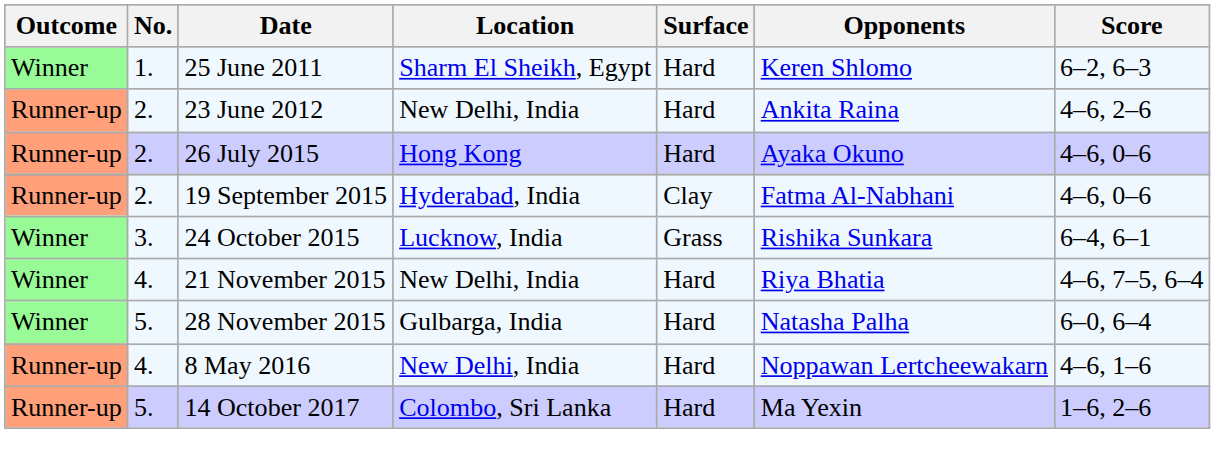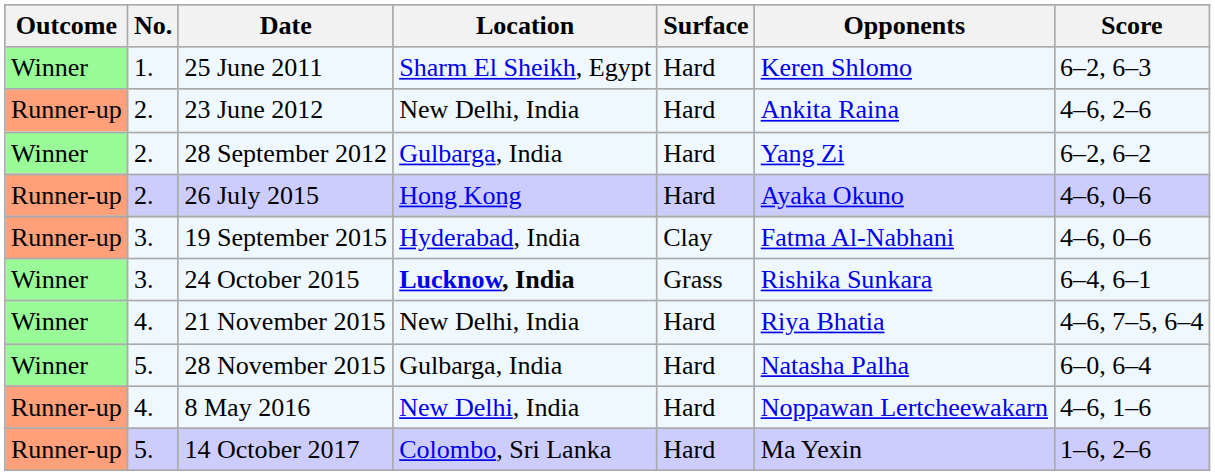+ row: (286, 152)
(144, 194) 2. -> (144, 236) 3.
(481, 236) normal -> (487, 279) bold
